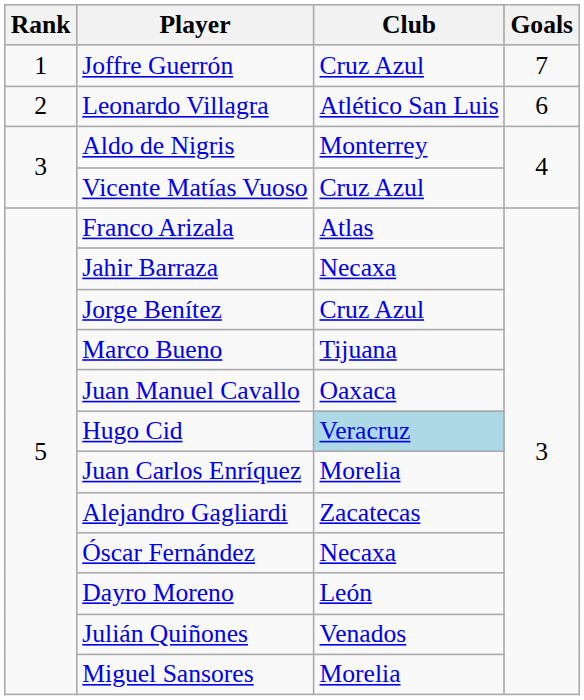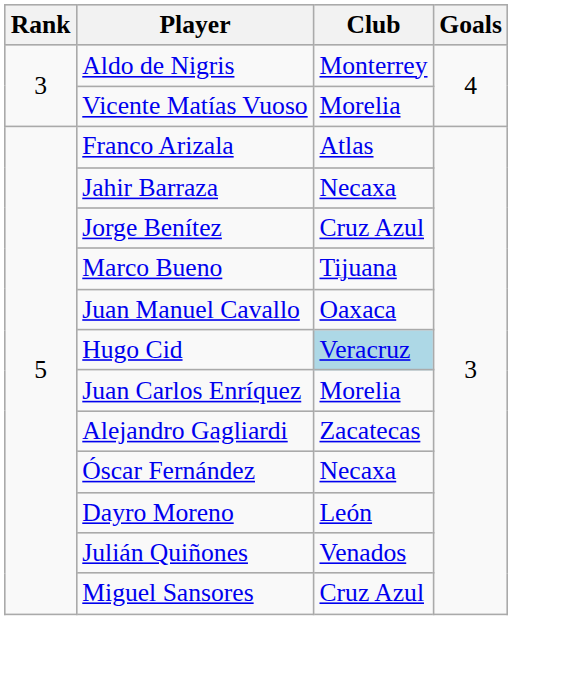- row: (158, 65)
- row: (175, 106)
(372, 187) Cruz Azul -> (360, 106) Morelia
(360, 674) Morelia -> (372, 593) Cruz Azul
